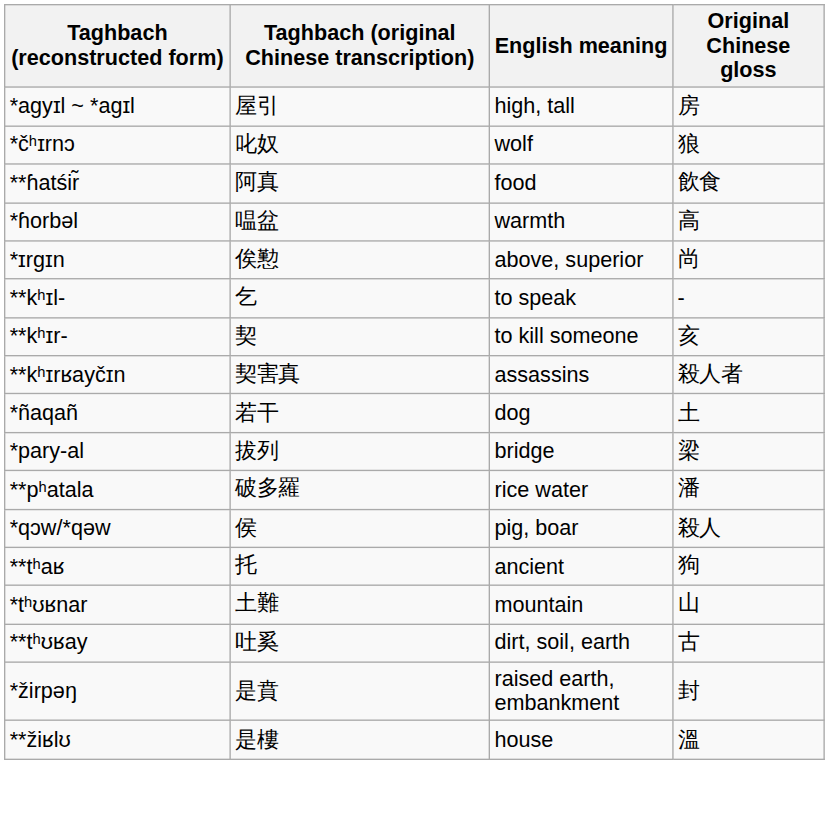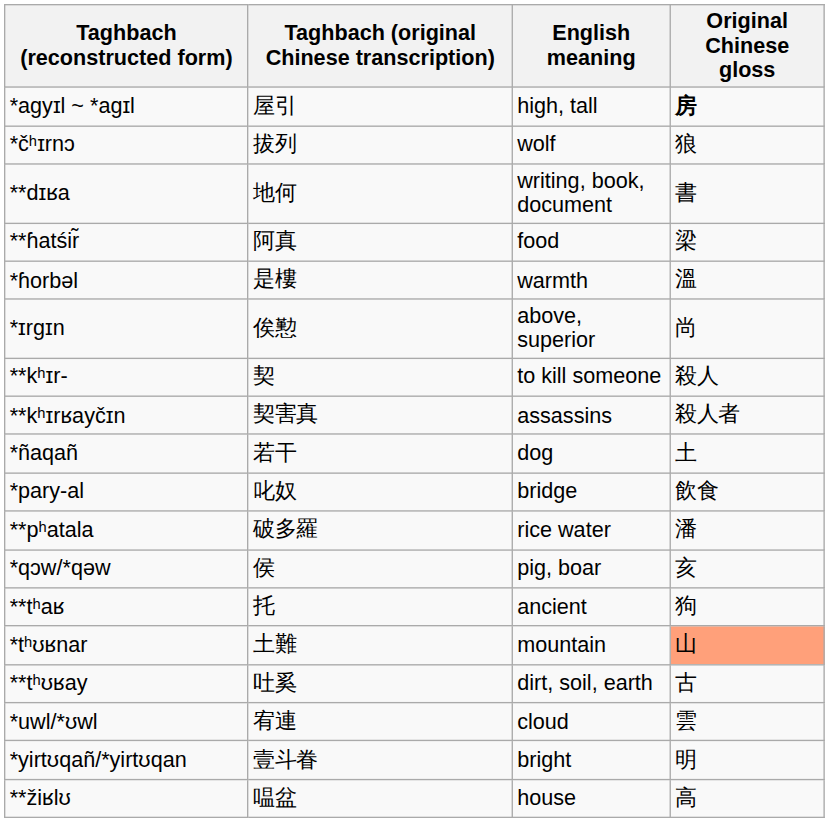(688, 105) normal -> (686, 105) bold
(257, 144) 叱奴 -> (275, 144) 拔列
+ row: (40, 193)
(699, 182) 飲食 -> (686, 241) 梁
(257, 220) 嗢盆 -> (275, 279) 是樓
(688, 220) 高 -> (686, 279) 溫
- row: (37, 298)
(688, 335) 亥 -> (697, 376) 殺人
(257, 450) 拔列 -> (275, 491) 叱奴
(688, 450) 梁 -> (697, 491) 飲食
(699, 527) 殺人 -> (686, 567) 亥
(688, 603) no background -> (686, 644) lightsalmon background
+ row: (54, 721)
+ row: (98, 759)
- row: (43, 691)
(257, 738) 是樓 -> (275, 797) 嗢盆
(688, 738) 溫 -> (686, 797) 高
